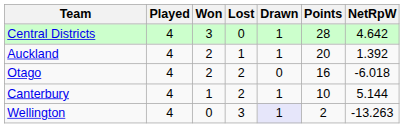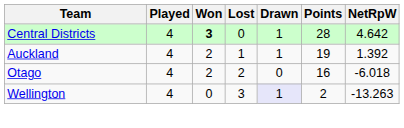(209, 34) normal -> (209, 34) bold
(323, 53) 20 -> (323, 53) 19
- row: (38, 93)
